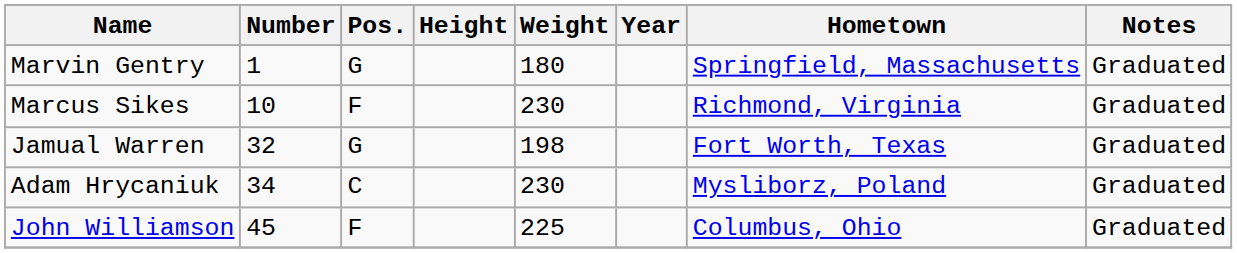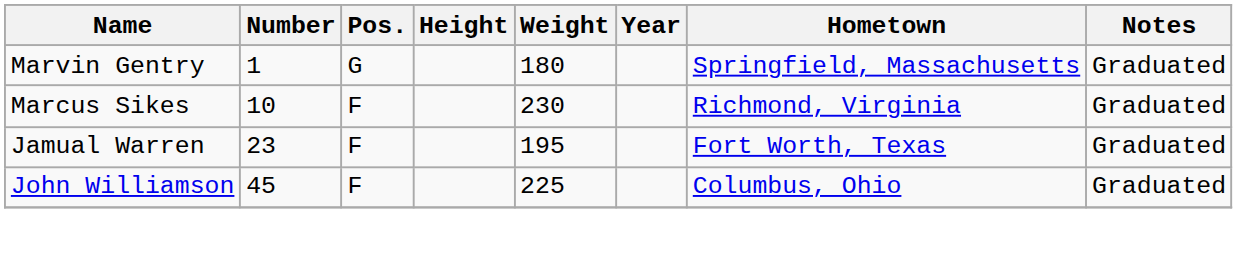(261, 147) 32 -> (261, 147) 23
(355, 147) G -> (355, 147) F
(542, 147) 198 -> (542, 147) 195
- row: (115, 187)
